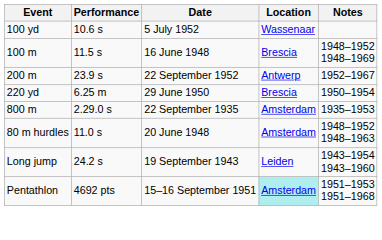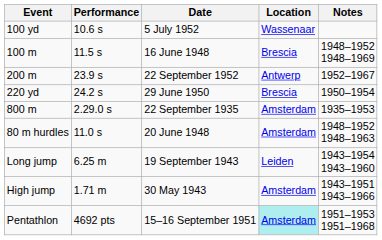(90, 93) 6.25 m -> (88, 93) 24.2 s
(88, 162) 24.2 s -> (90, 162) 6.25 m
+ row: (31, 191)
